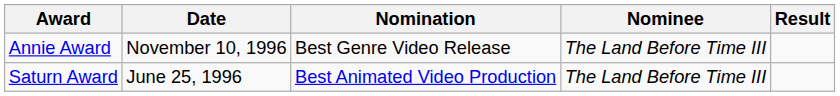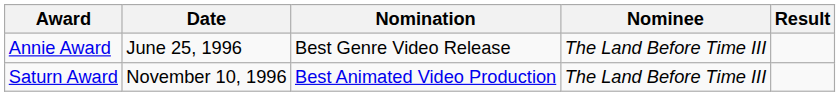(206, 47) November 10, 1996 -> (184, 47) June 25, 1996
(184, 76) June 25, 1996 -> (206, 76) November 10, 1996
